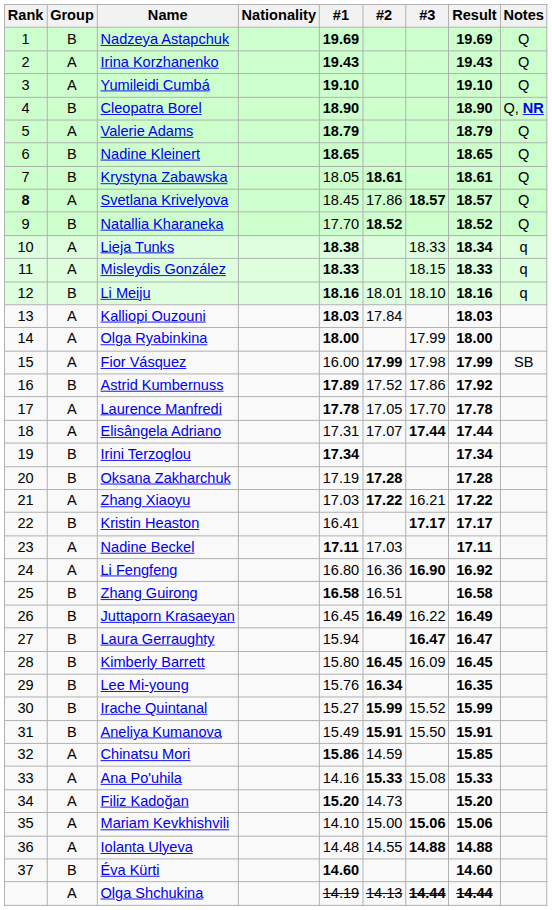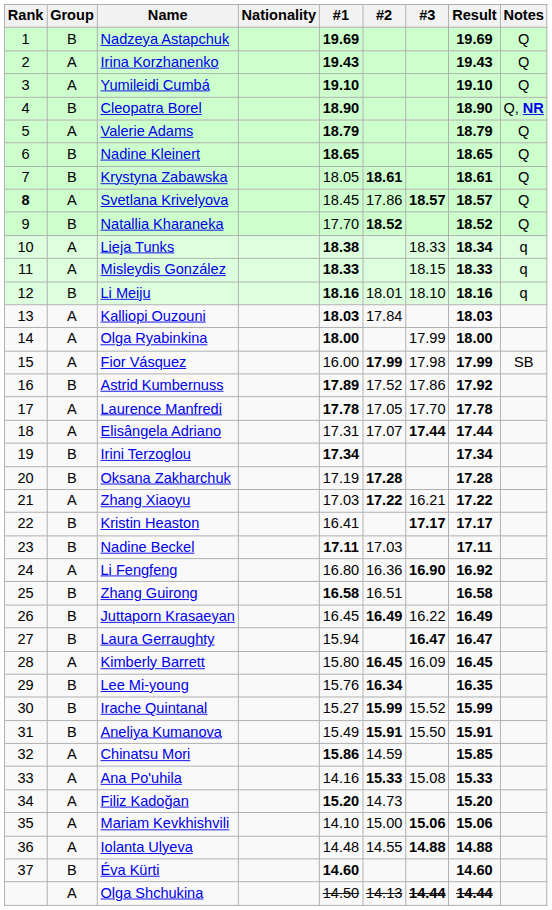(72, 547) A -> (72, 547) B
(72, 662) B -> (72, 662) A
(341, 893) 14.19 -> (341, 893) 14.50
